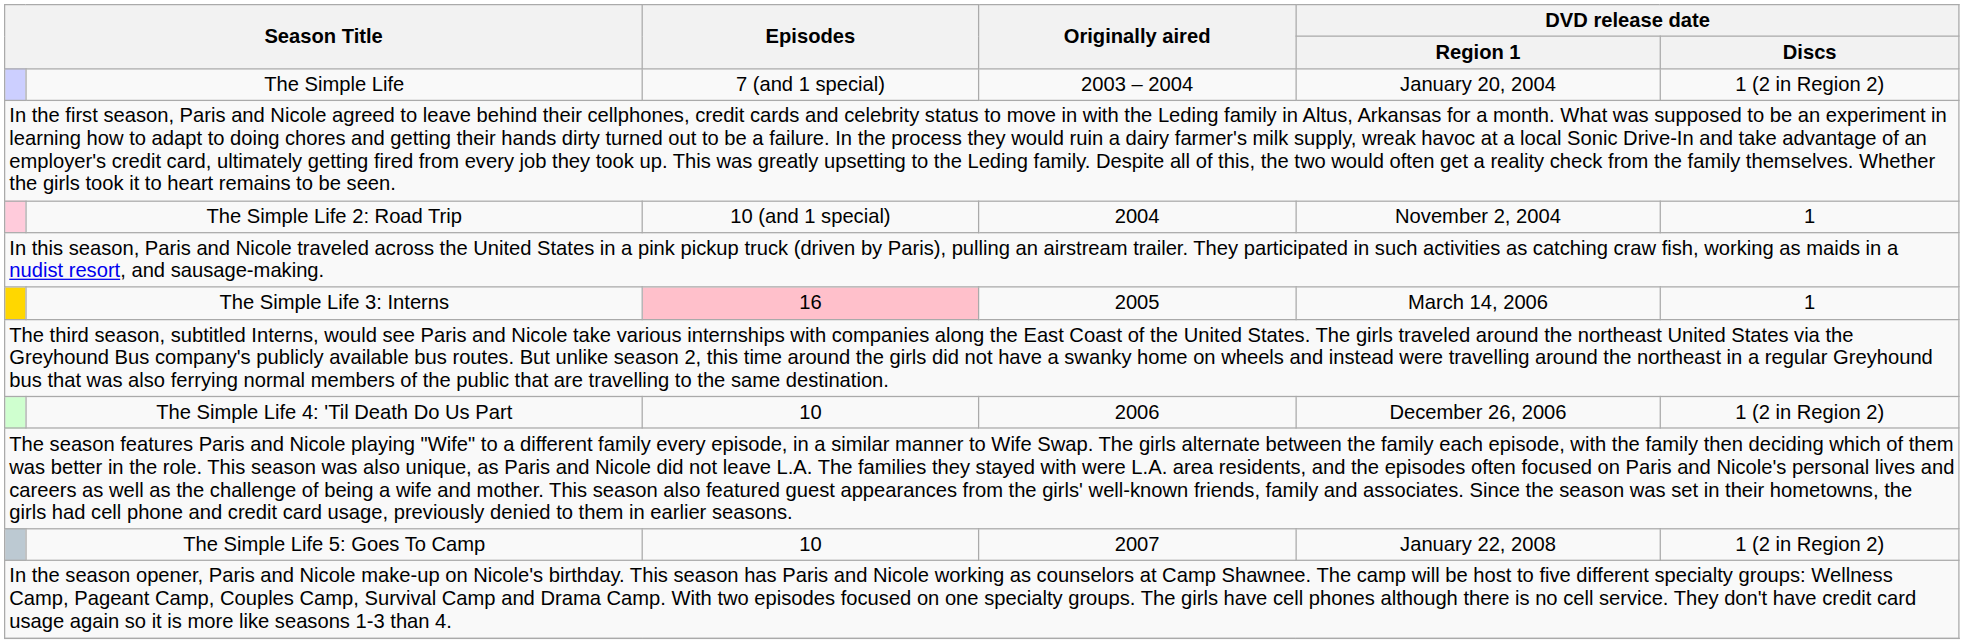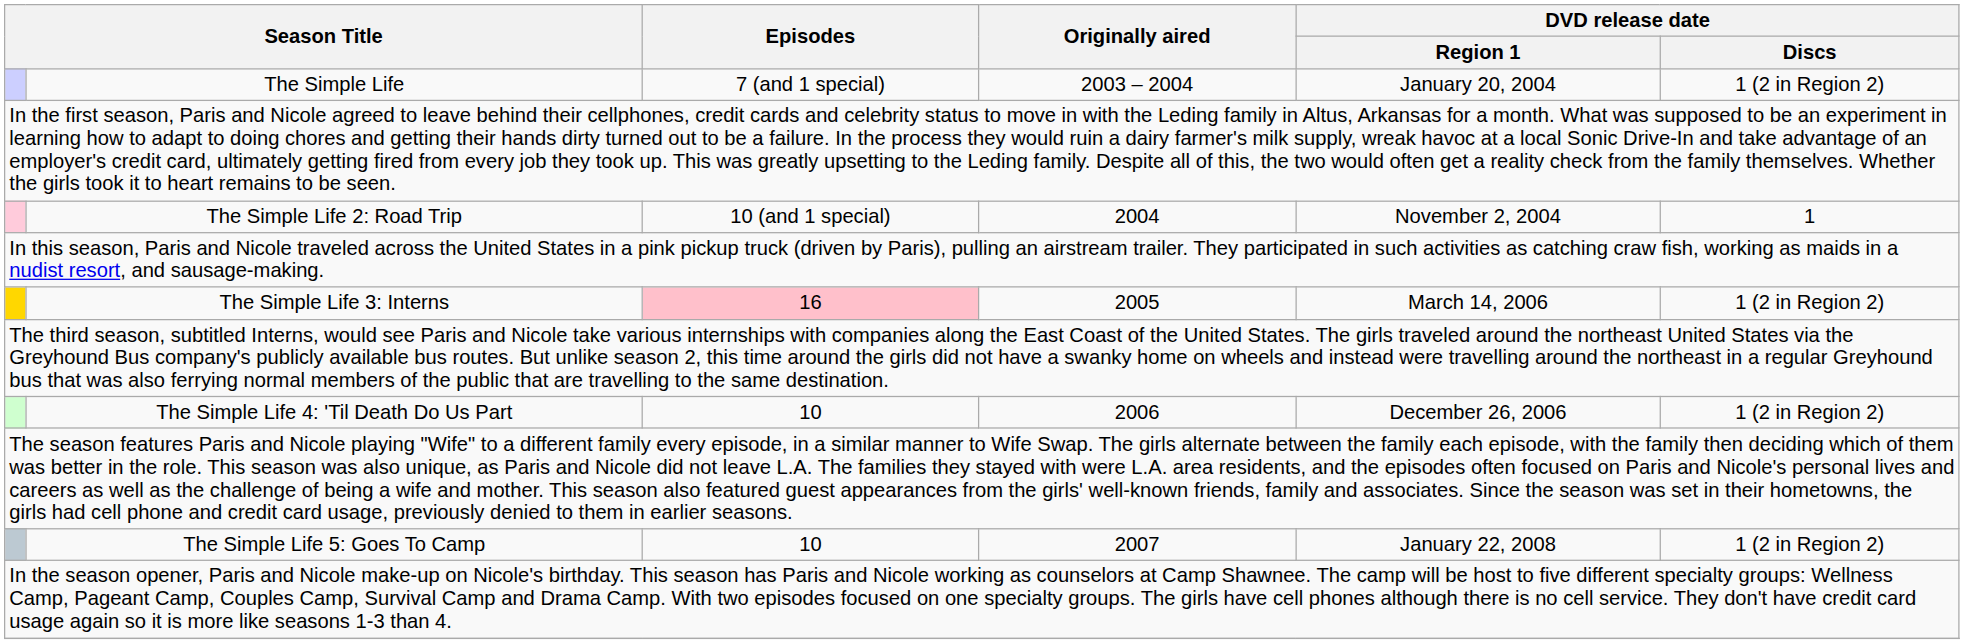(1810, 303) 1 -> (1810, 303) 1 (2 in Region 2)
